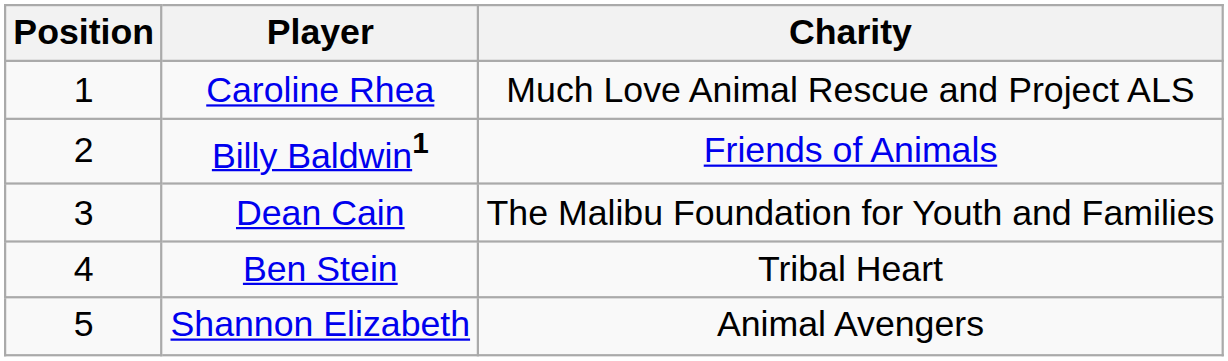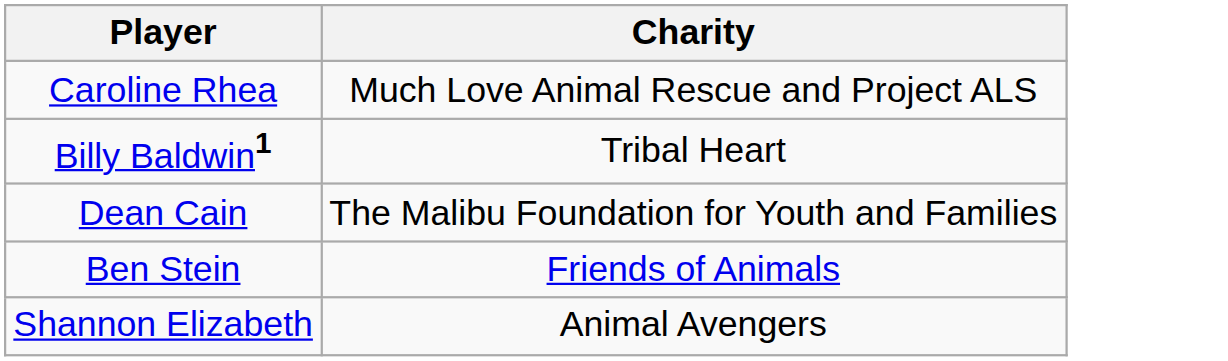- column: (84, 32)
(850, 150) Friends of Animals -> (693, 150) Tribal Heart
(850, 268) Tribal Heart -> (693, 268) Friends of Animals
